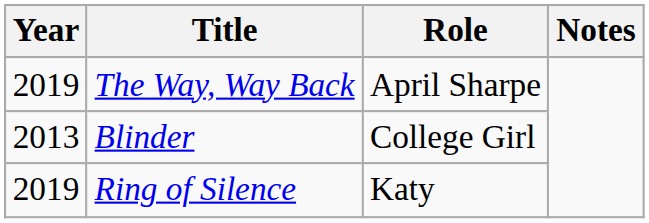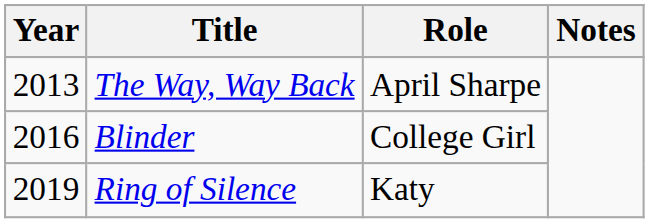(46, 83) 2019 -> (46, 83) 2013
(46, 136) 2013 -> (46, 136) 2016
